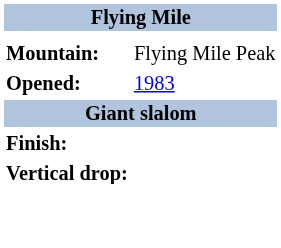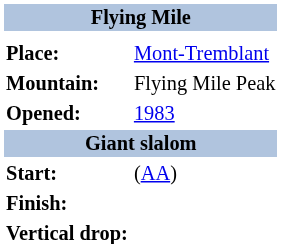+ row: (33, 53)
+ row: (32, 173)
